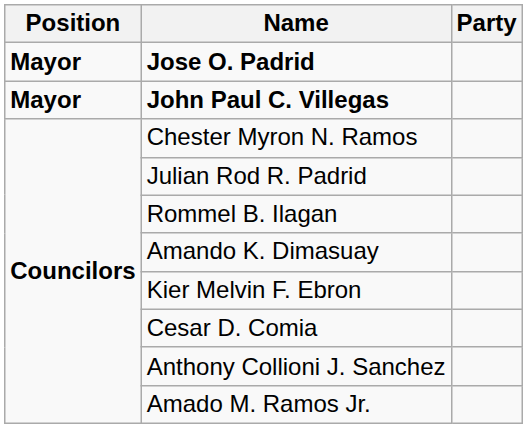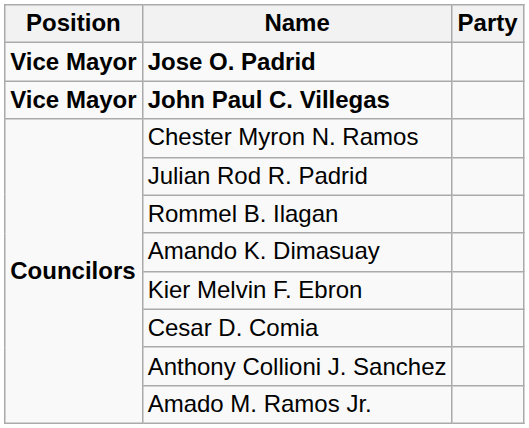(46, 61) Mayor -> (73, 61) Vice Mayor
(46, 99) Mayor -> (73, 99) Vice Mayor
